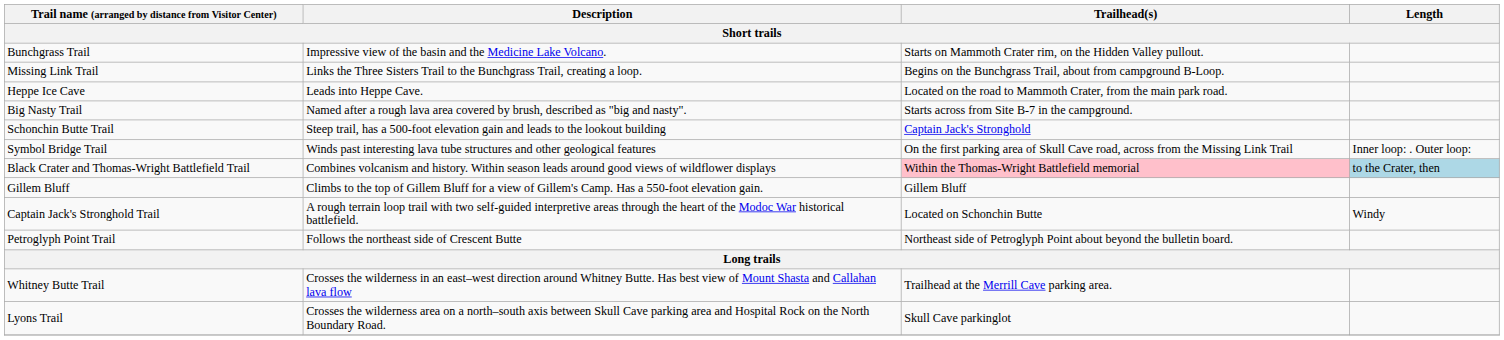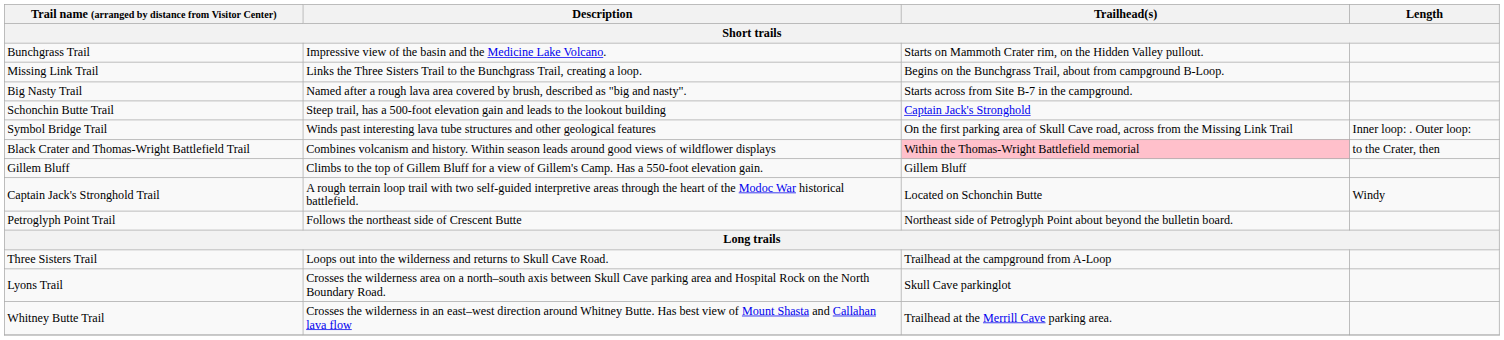- row: (46, 91)
(1396, 168) lightblue background -> (1396, 149) no background
+ row: (52, 259)
rows swapped: (35, 318) <-> (56, 285)
